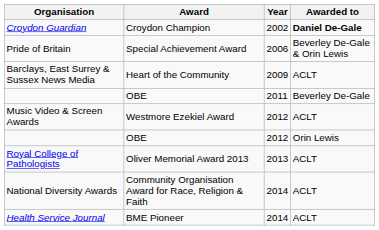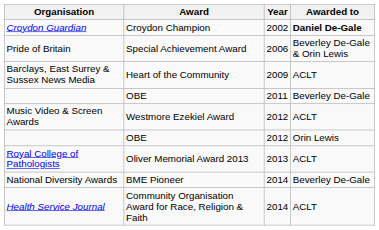(185, 190) Community Organisation Award for Race, Religion & Faith -> (155, 179) BME Pioneer
(305, 190) ACLT -> (331, 179) Beverley De-Gale
(155, 217) BME Pioneer -> (185, 206) Community Organisation Award for Race, Religion & Faith
